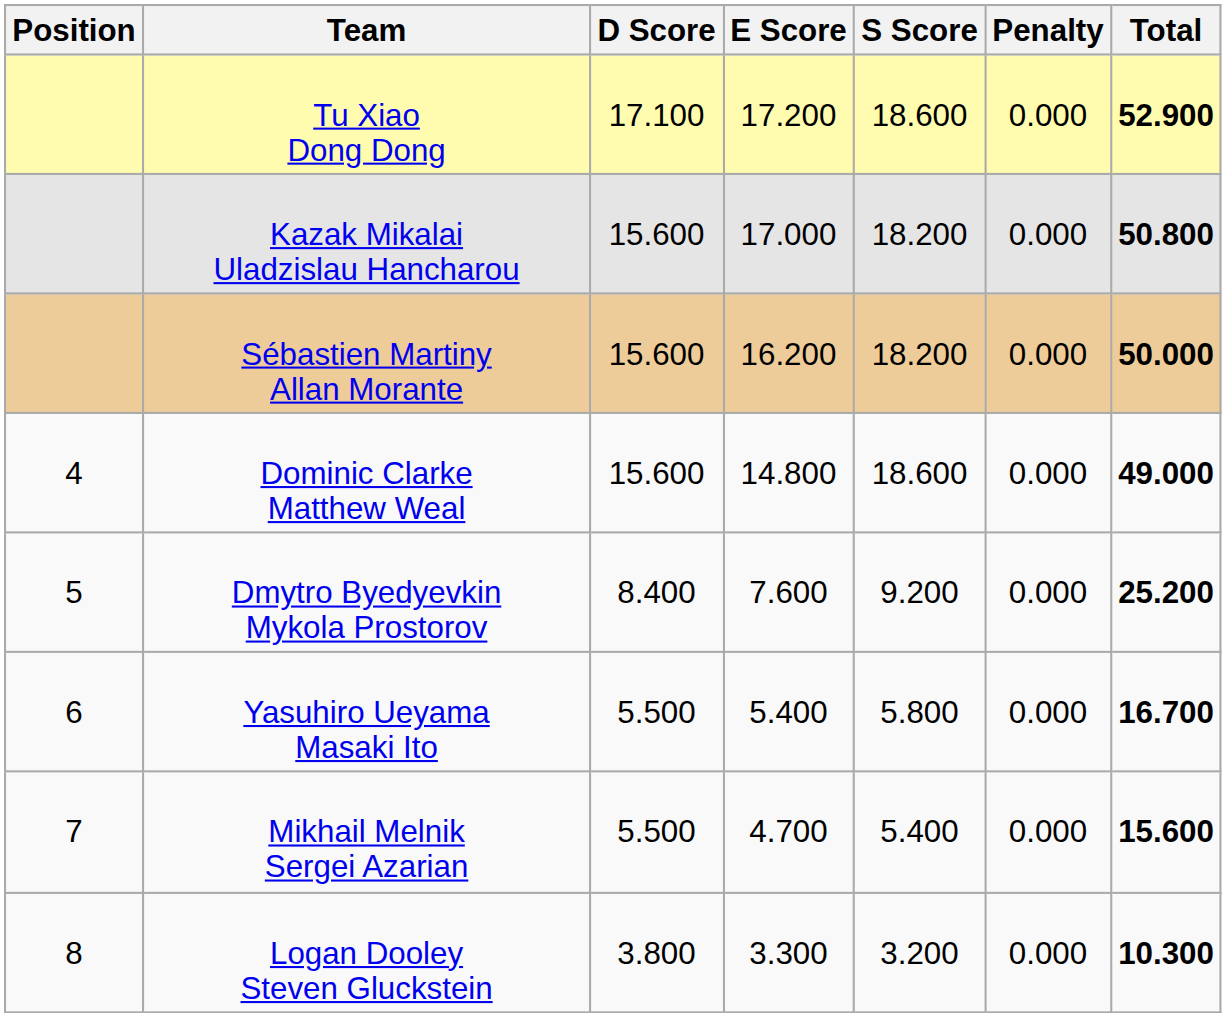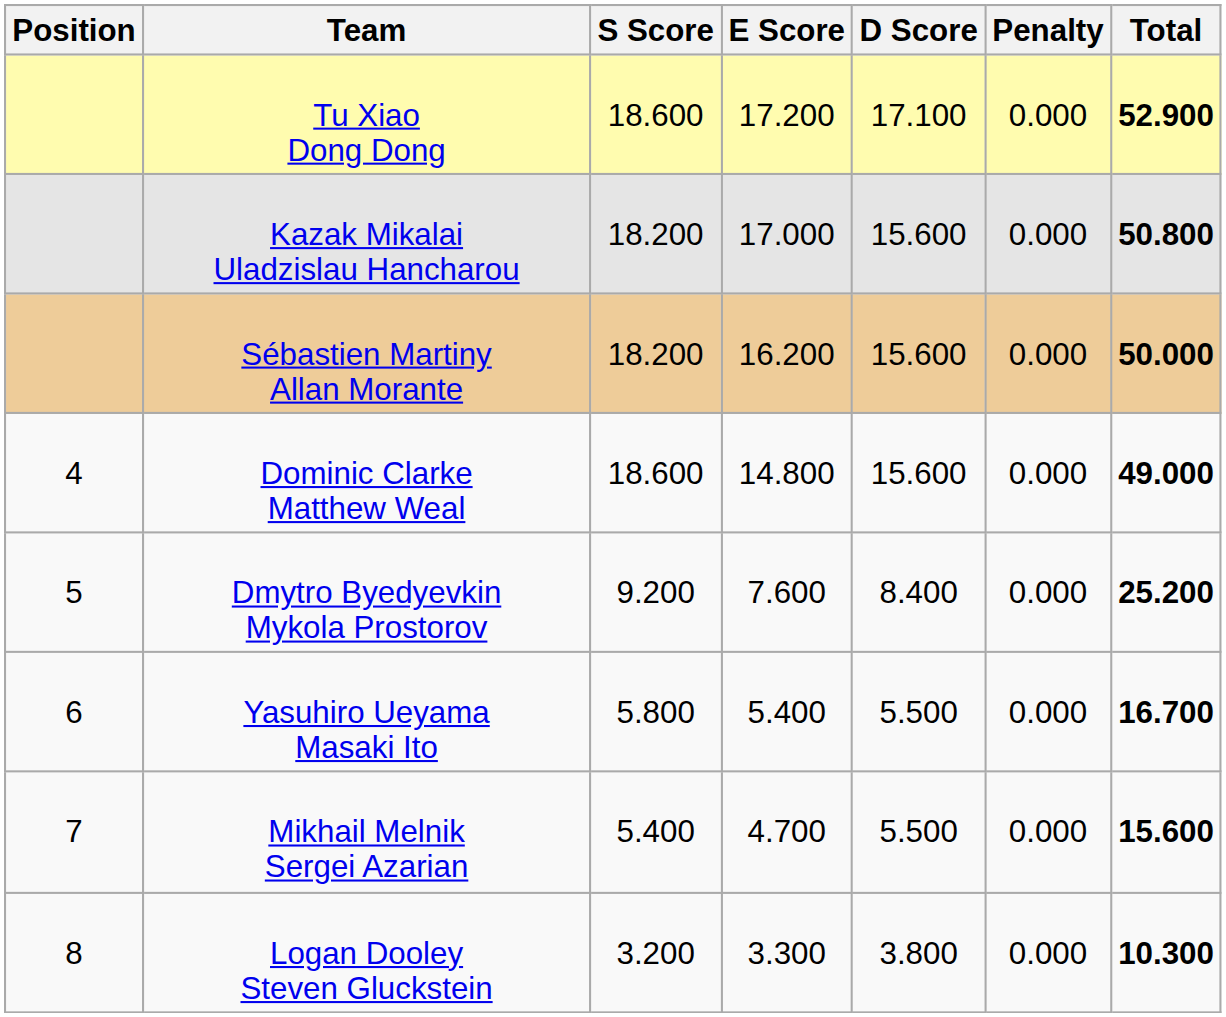columns swapped: (657, 30) <-> (920, 30)
